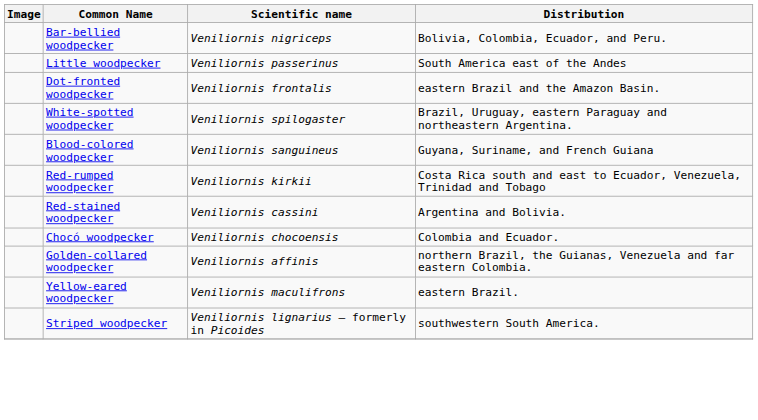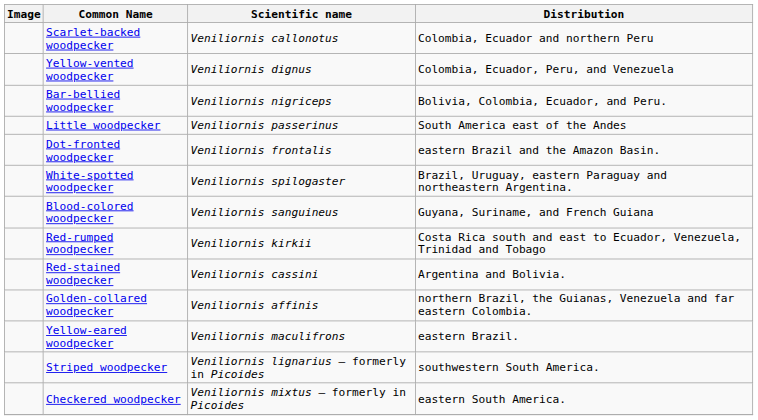+ row: (93, 38)
+ row: (90, 69)
- row: (100, 237)
+ row: (113, 399)
